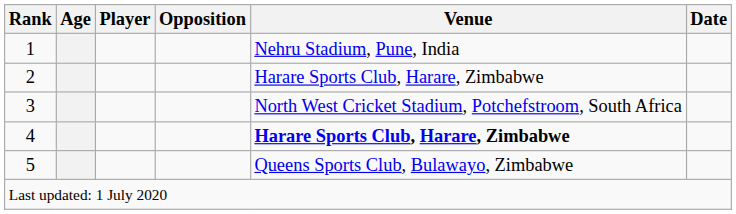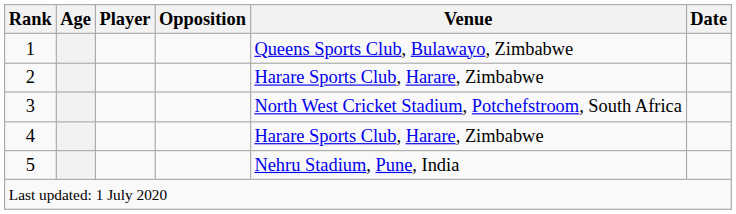(357, 48) Nehru Stadium, Pune, India -> (414, 48) Queens Sports Club, Bulawayo, Zimbabwe
(412, 135) bold -> (399, 135) normal
(414, 164) Queens Sports Club, Bulawayo, Zimbabwe -> (357, 164) Nehru Stadium, Pune, India
